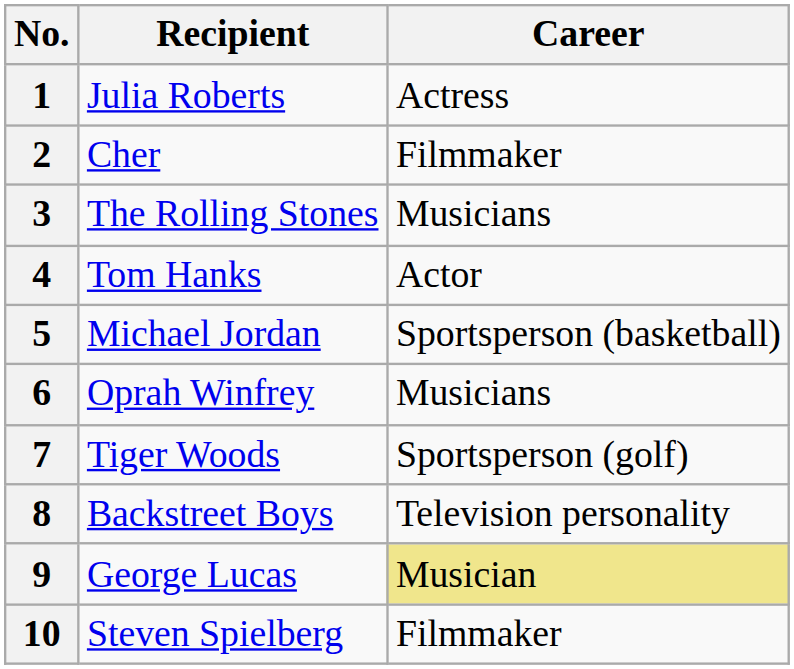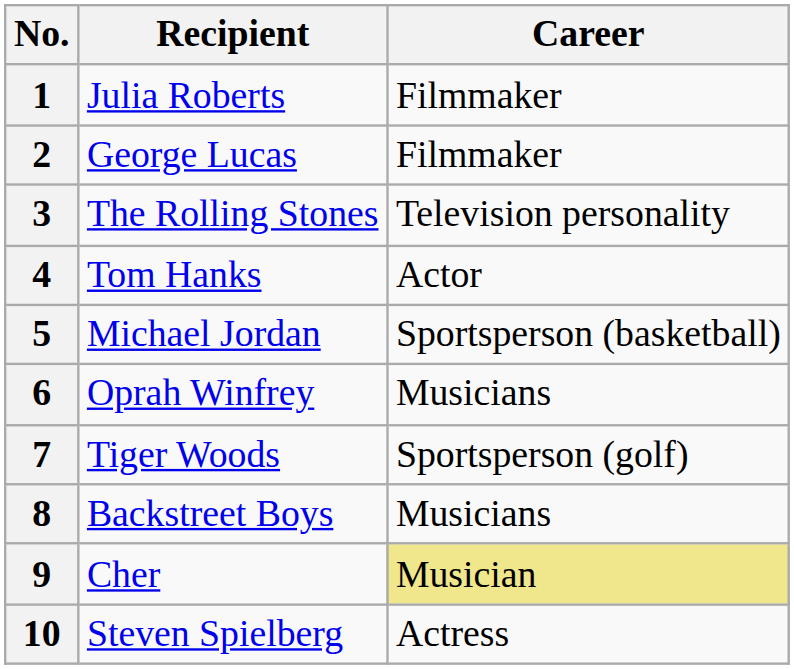(453, 94) Actress -> (479, 94) Filmmaker
(124, 154) Cher -> (192, 154) George Lucas
(474, 214) Musicians -> (563, 214) Television personality
(563, 513) Television personality -> (474, 513) Musicians
(192, 573) George Lucas -> (124, 573) Cher
(479, 633) Filmmaker -> (453, 633) Actress
